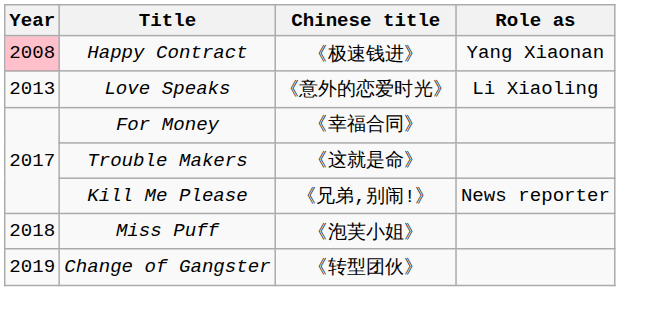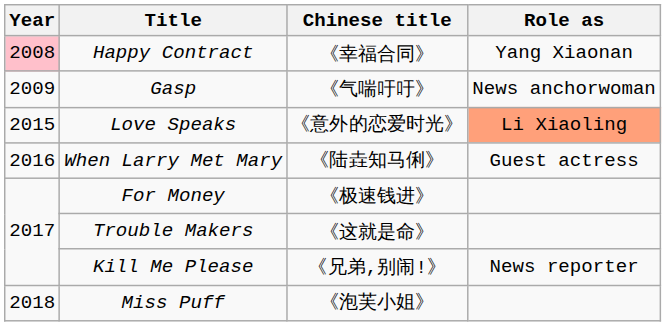(366, 54) 《极速钱进》 -> (377, 54) 《幸福合同》
+ row: (173, 89)
(32, 89) 2013 -> (32, 125) 2015
(535, 89) no background -> (564, 125) lightsalmon background
+ row: (173, 160)
(366, 126) 《幸福合同》 -> (377, 197) 《极速钱进》
- row: (167, 267)
